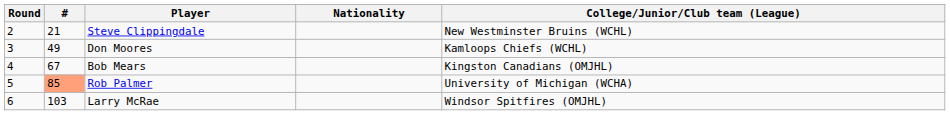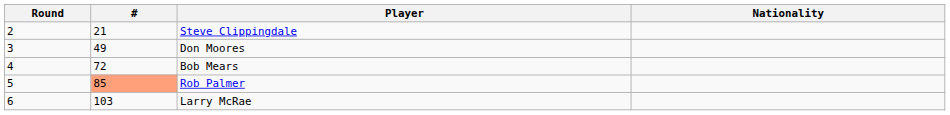- column: (693, 13)
(54, 66) 67 -> (100, 66) 72
